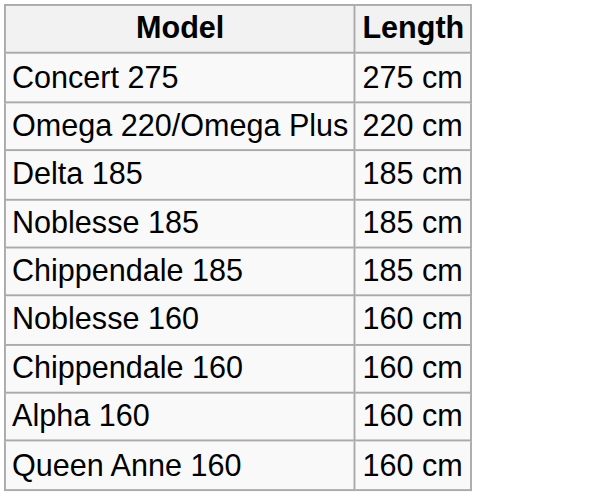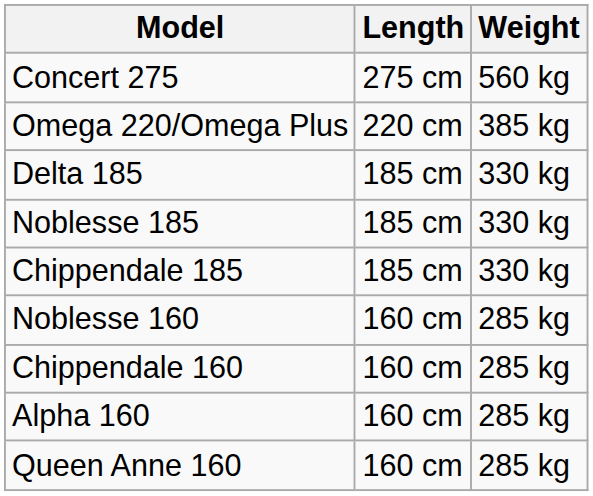+ column: (529, 28)
